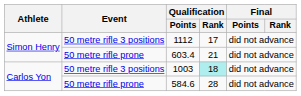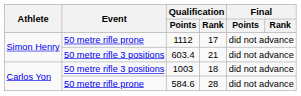(114, 40) 50 metre rifle 3 positions -> (104, 40) 50 metre rifle prone
(104, 55) 50 metre rifle prone -> (114, 55) 50 metre rifle 3 positions
(213, 69) paleturquoise background -> (213, 69) no background
